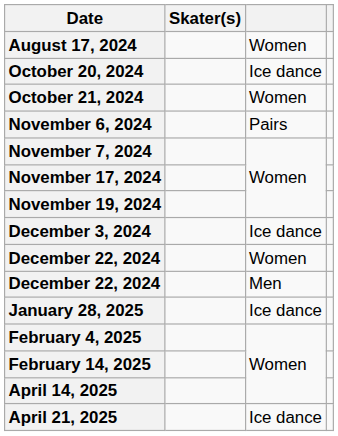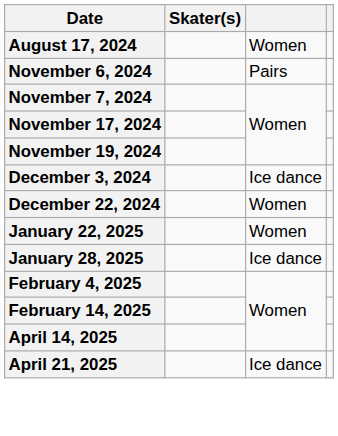- row: (76, 72)
- row: (76, 98)
- row: (84, 284)
+ row: (76, 231)
